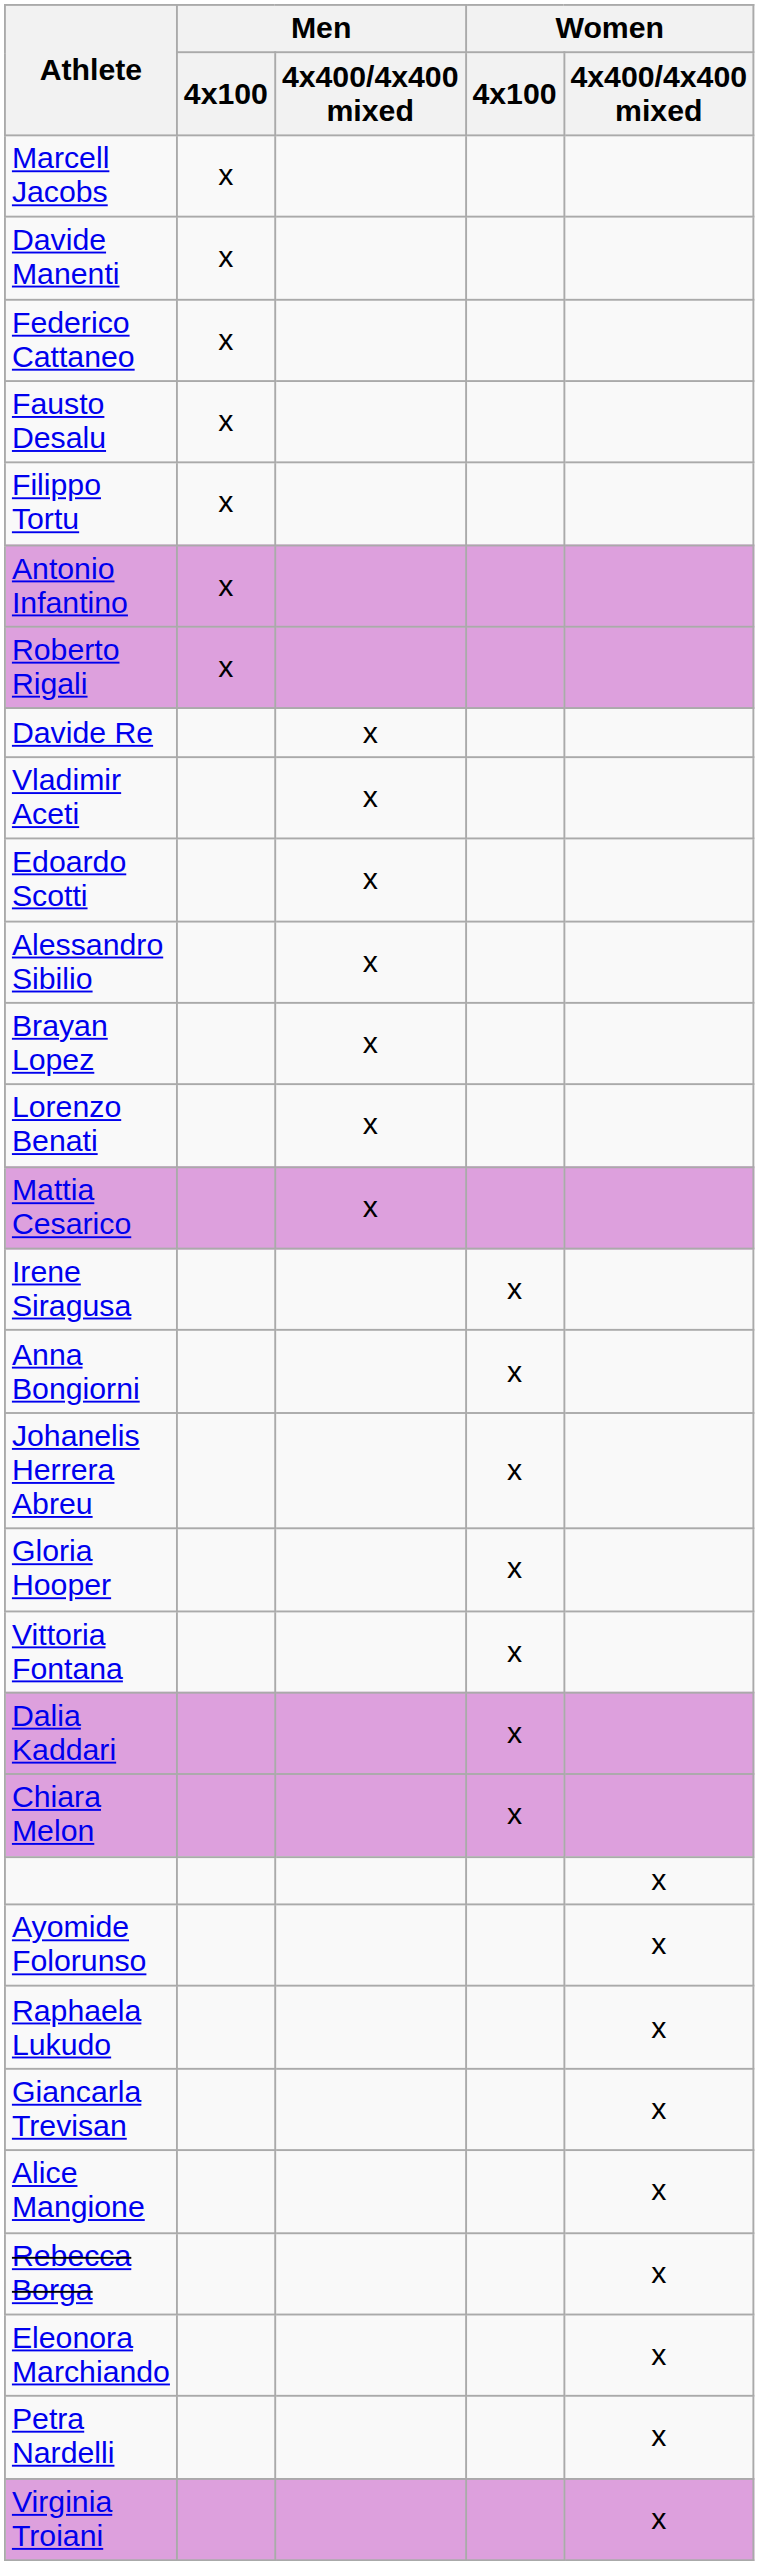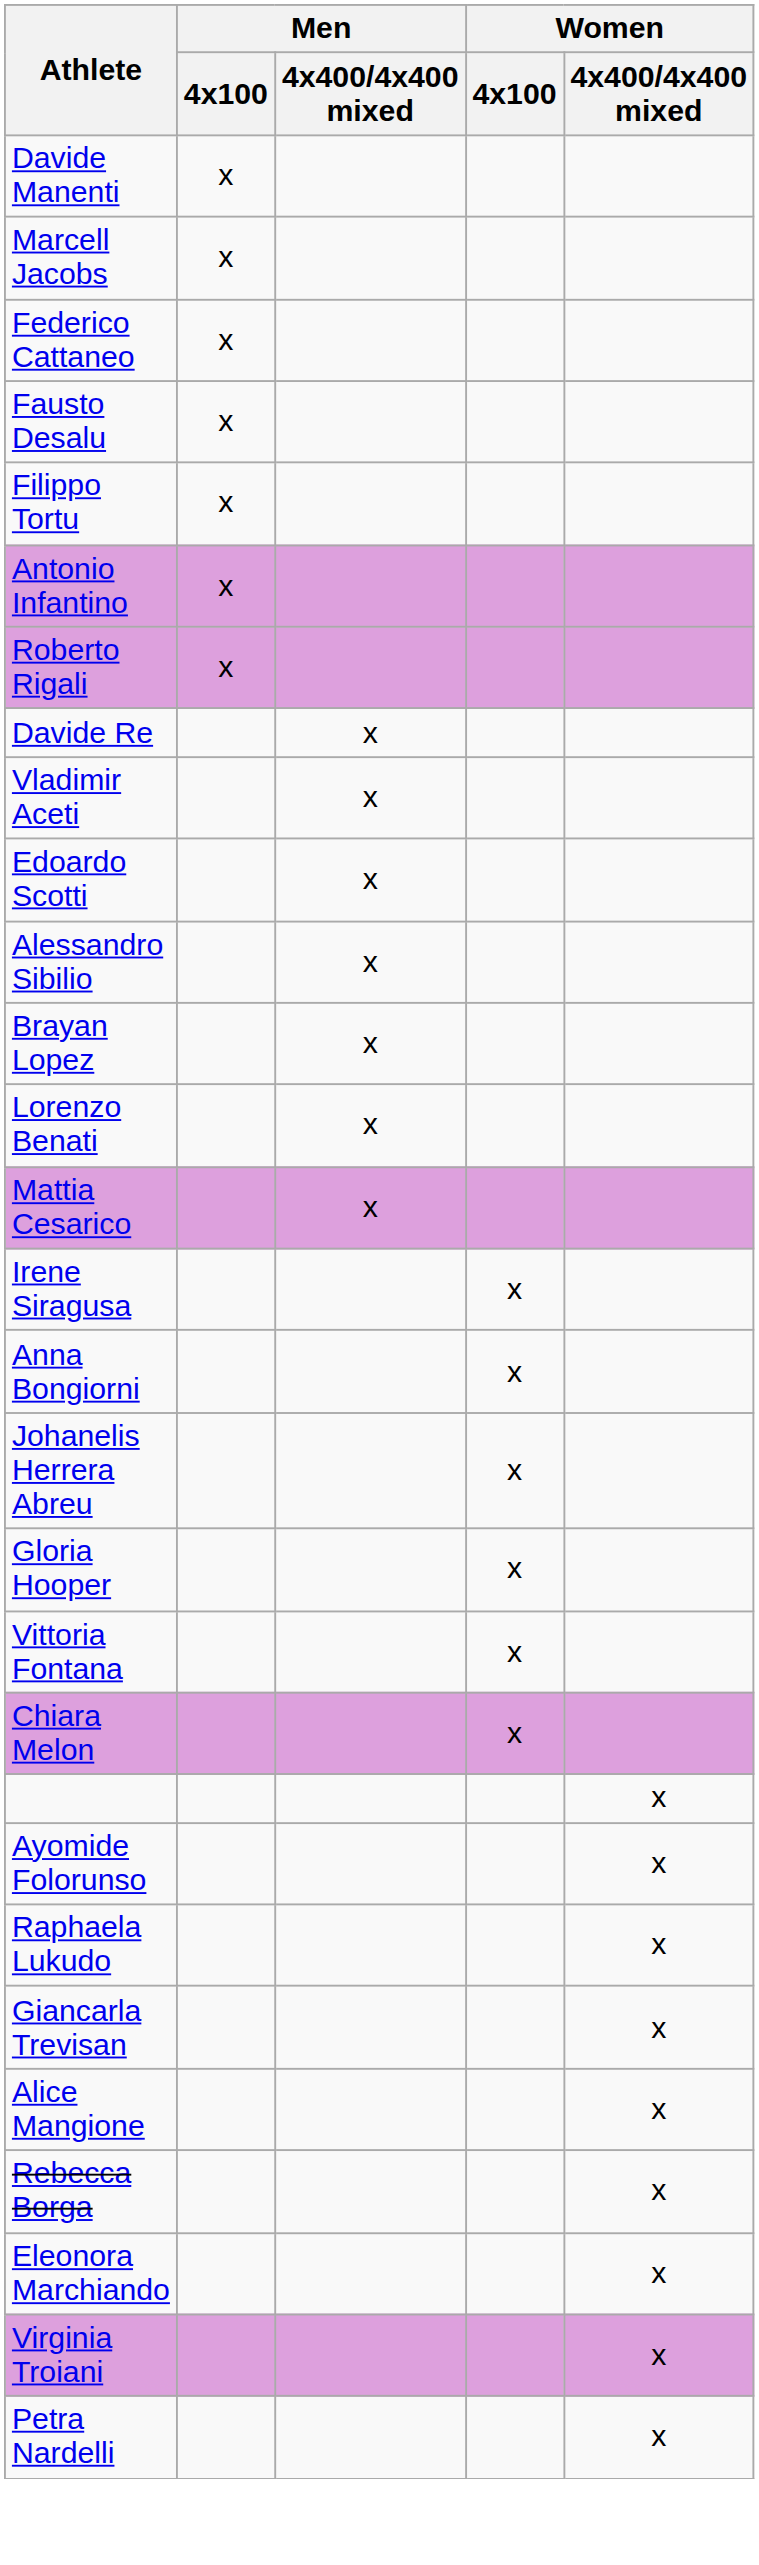rows swapped: (61, 175) <-> (66, 257)
- row: (64, 1733)
rows swapped: (62, 2518) <-> (63, 2436)
